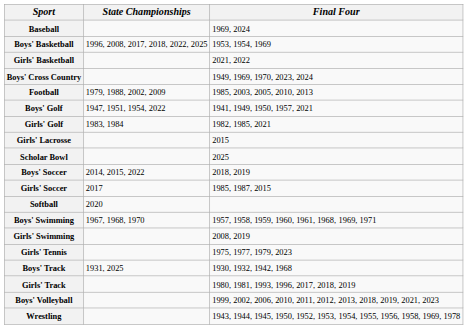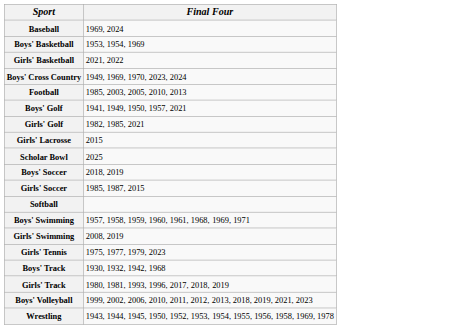- column: (147, 12)
